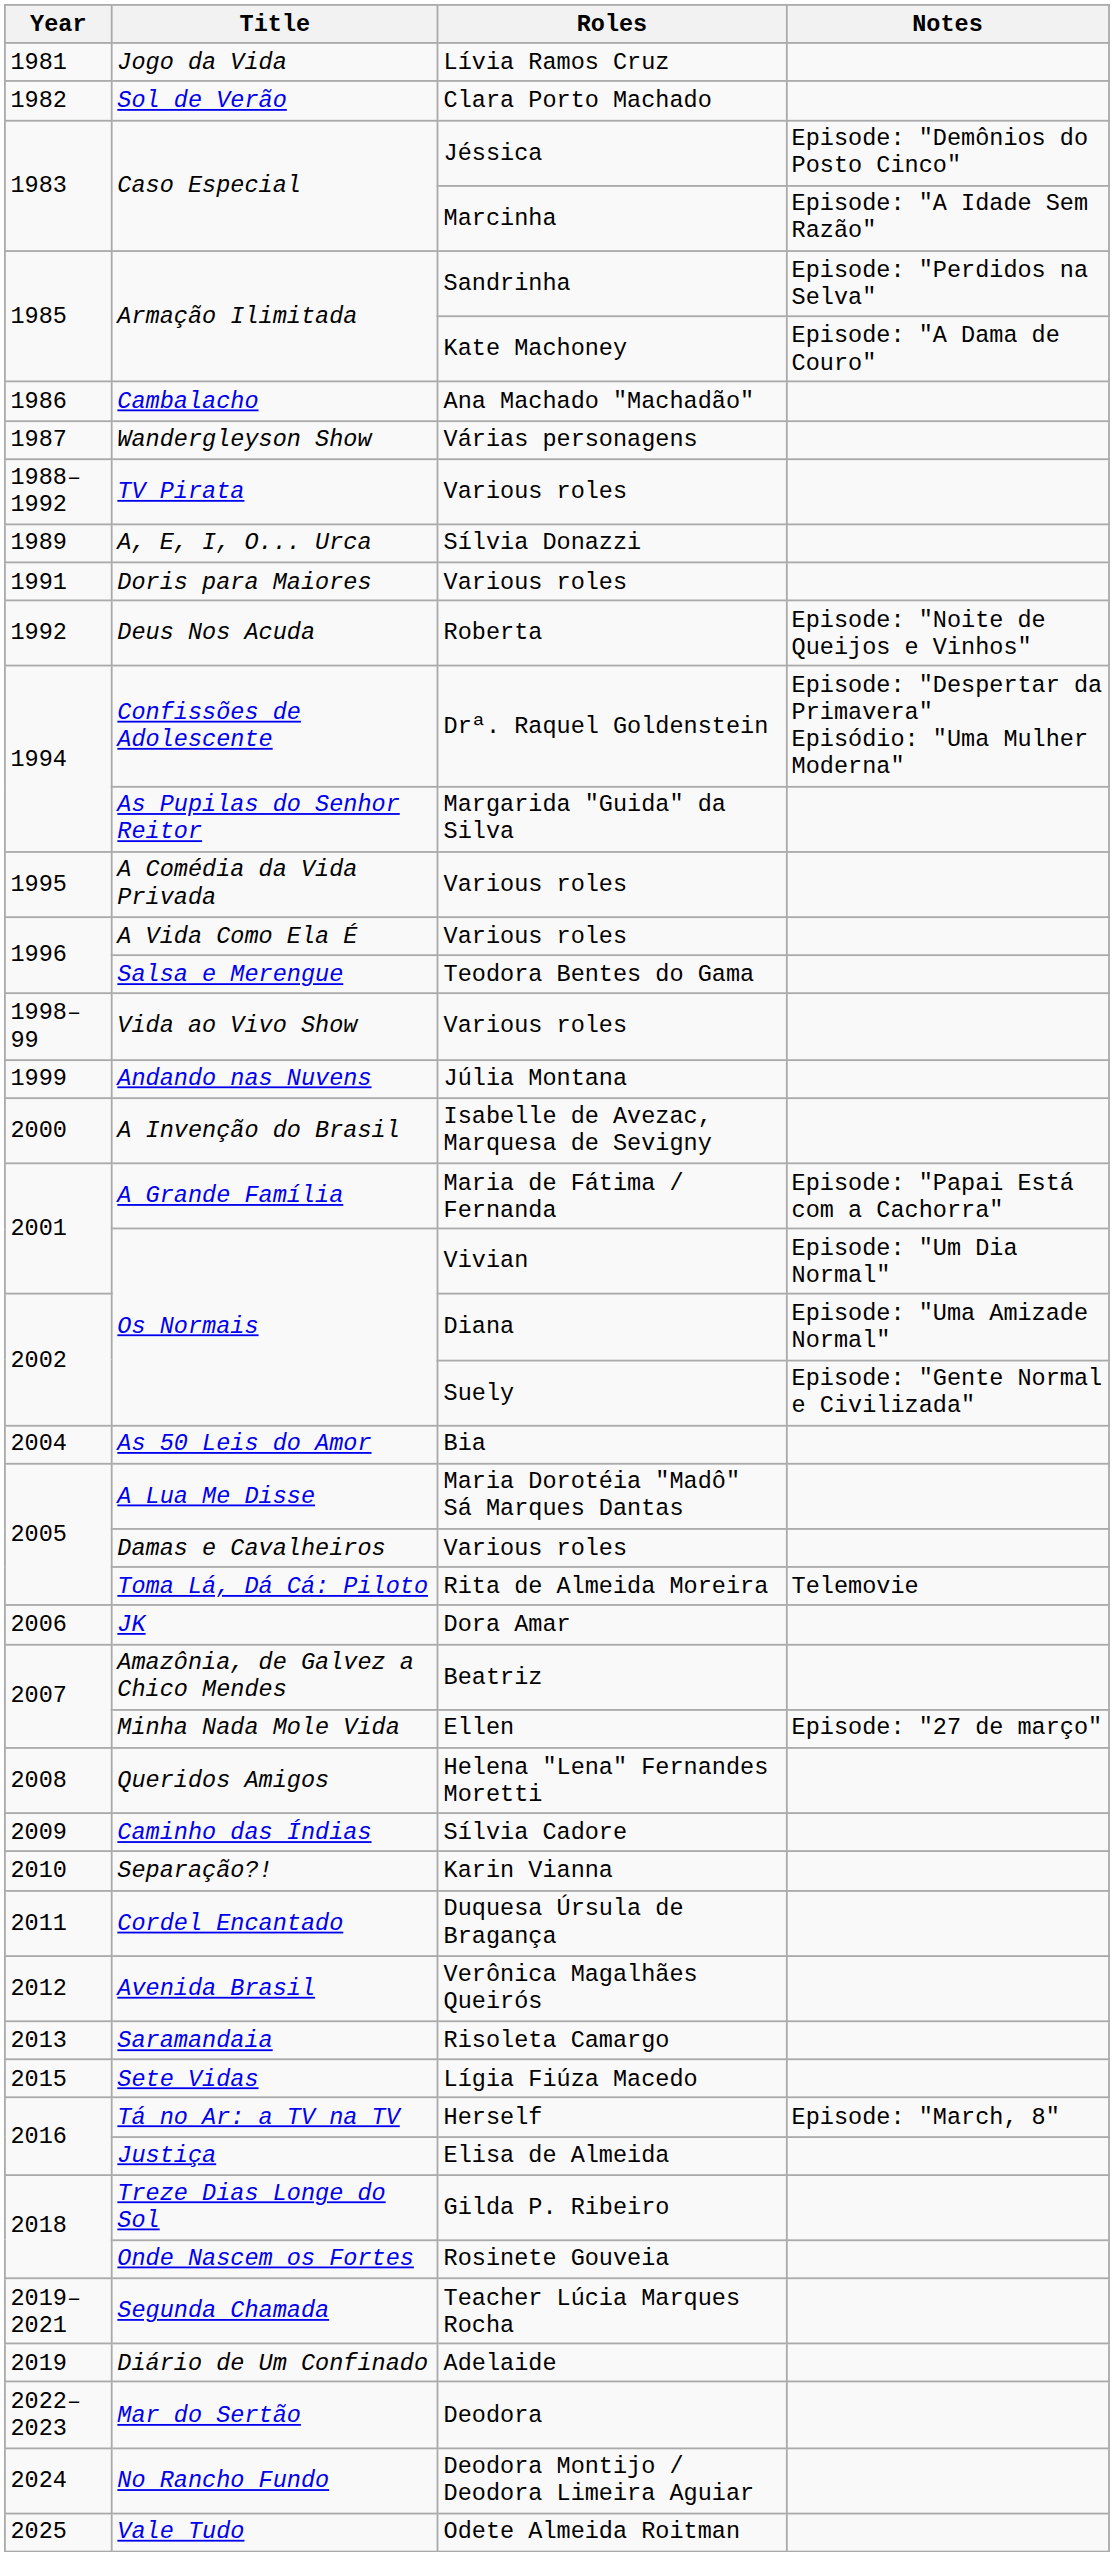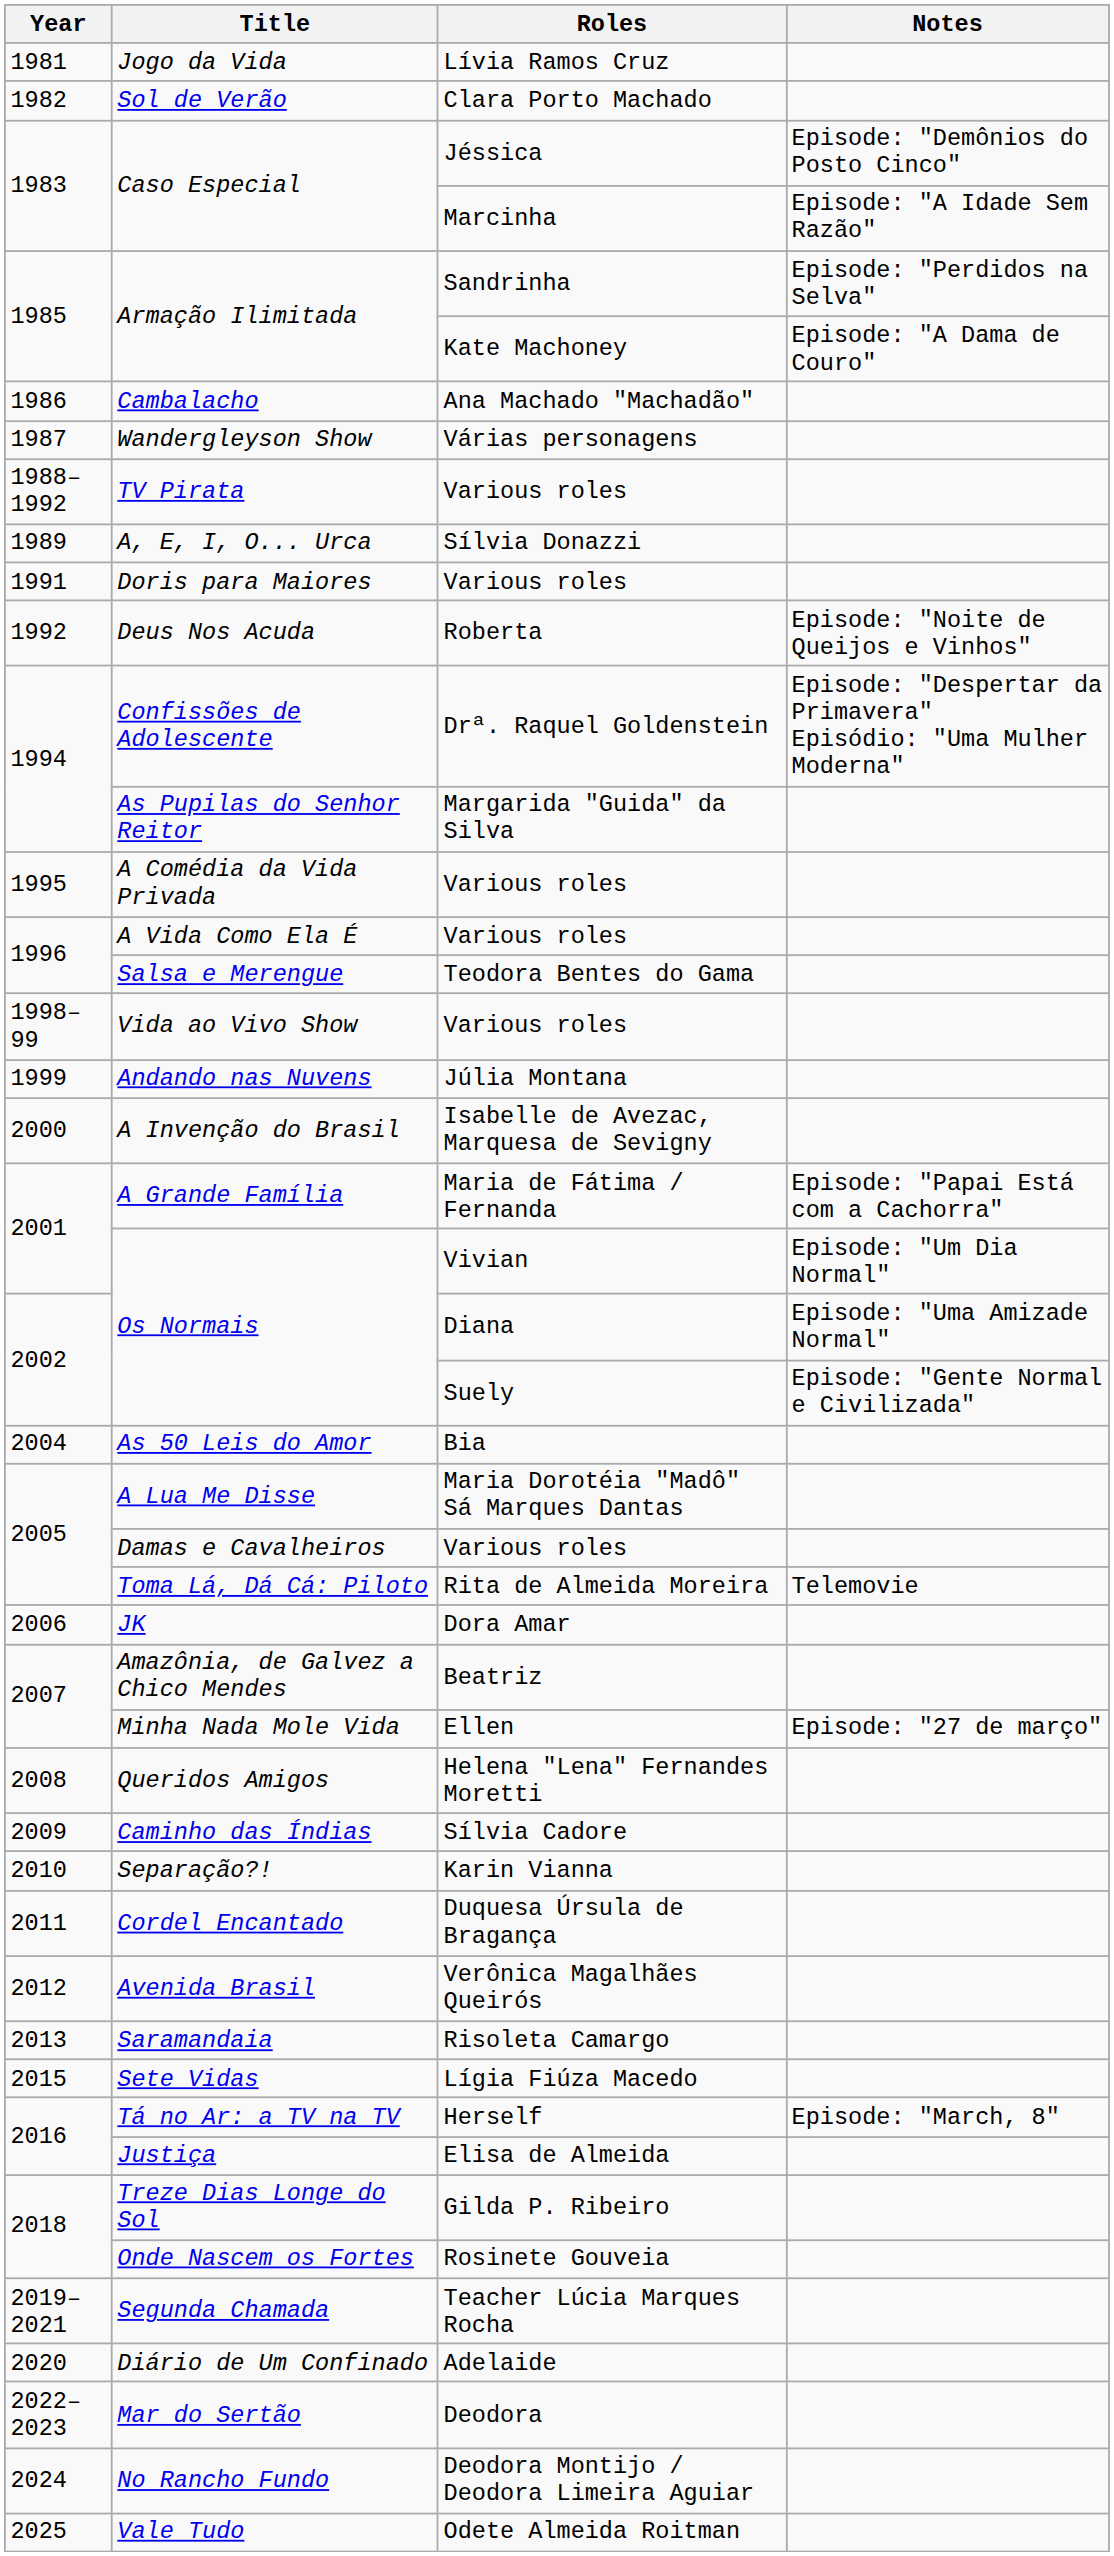(39, 2363) 2019 -> (39, 2363) 2020
